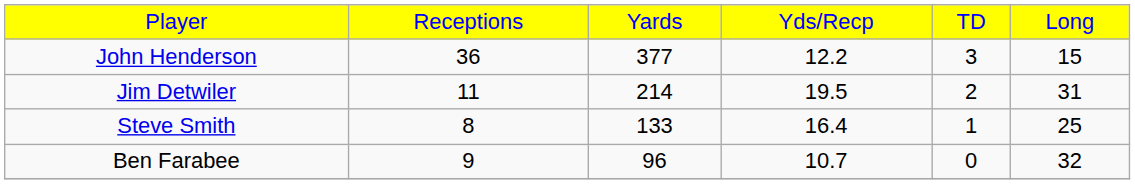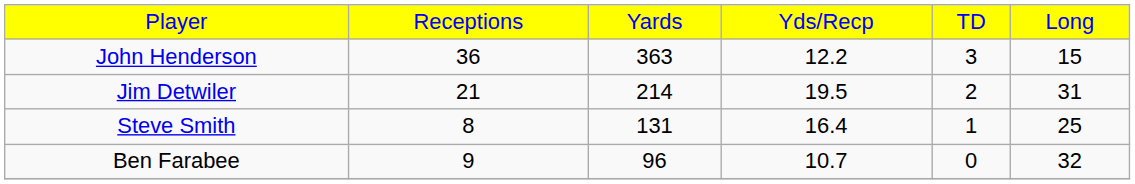(655, 56) 377 -> (655, 56) 363
(468, 91) 11 -> (468, 91) 21
(655, 126) 133 -> (655, 126) 131
